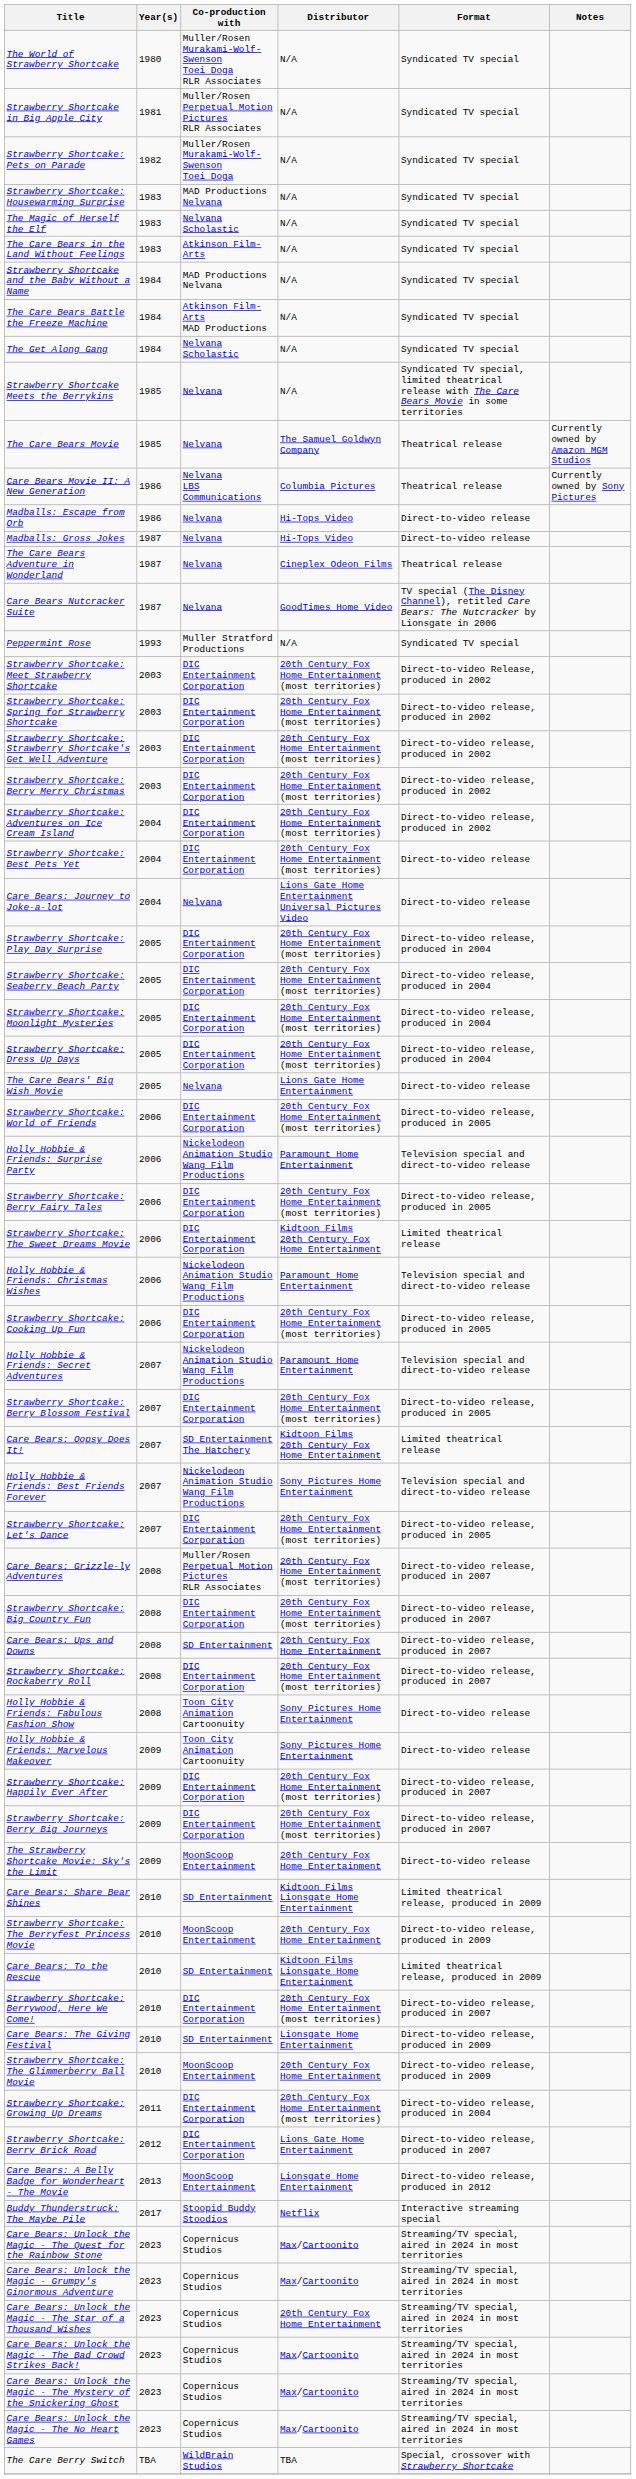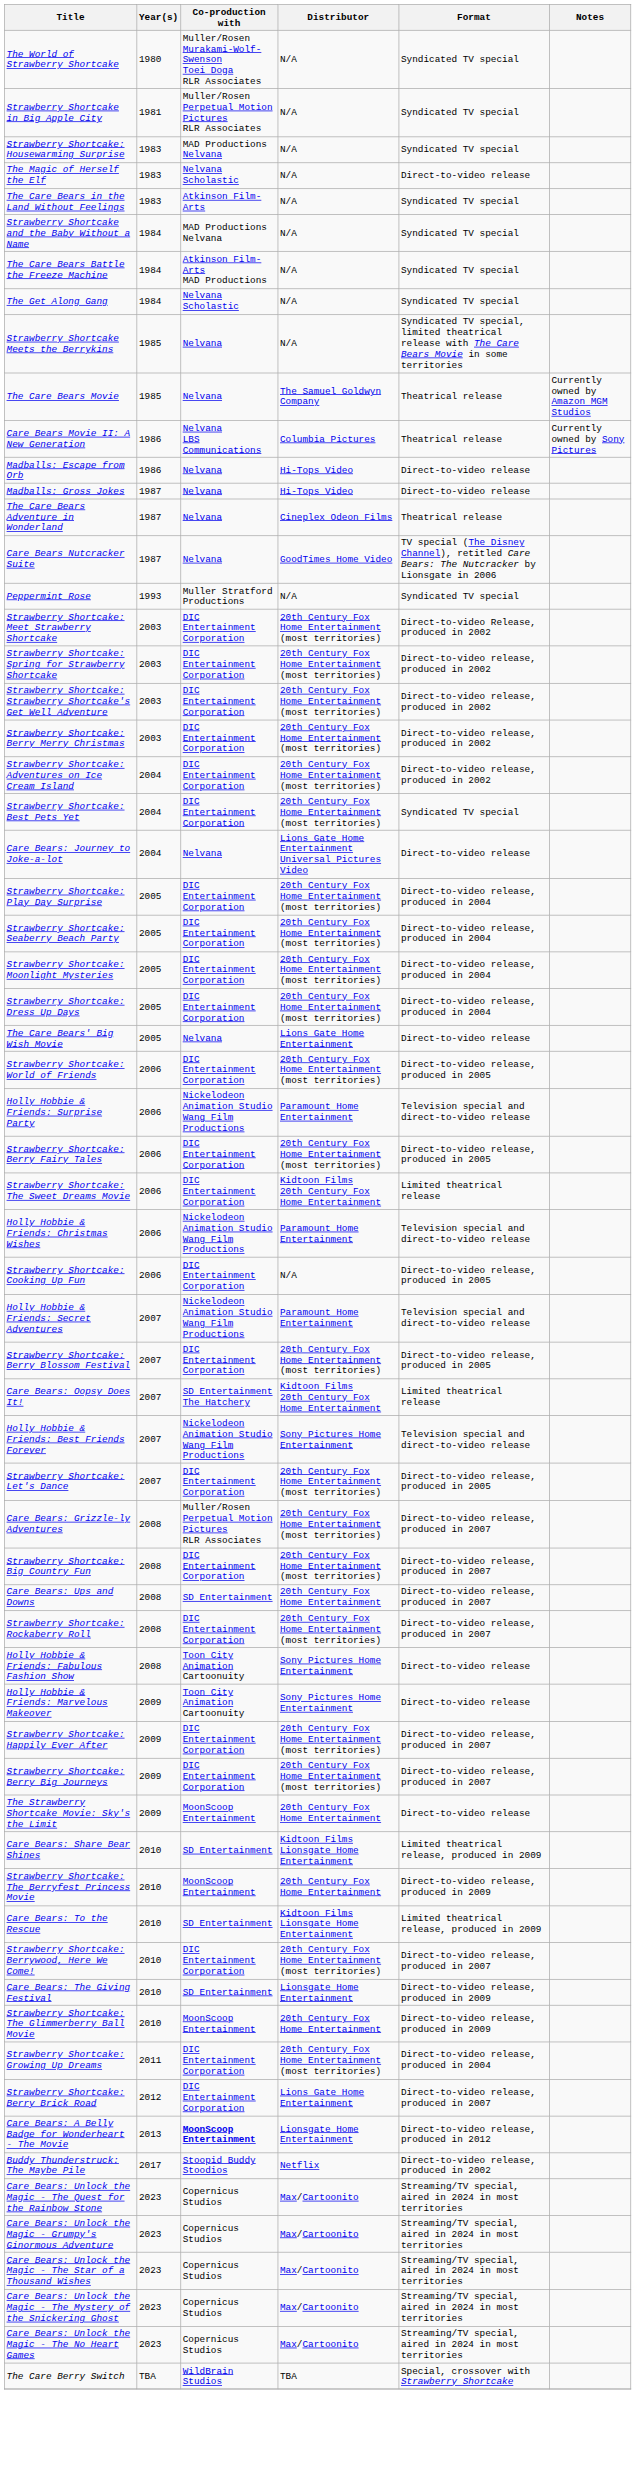- row: (66, 160)
(460, 223) Syndicated TV special -> (466, 176) Direct-to-video release
(466, 860) Direct-to-video release -> (460, 812) Syndicated TV special
(331, 1324) 20th Century Fox Home Entertainment (most territories) -> (288, 1276) N/A
(219, 2182) normal -> (219, 2134) bold
(460, 2213) Interactive streaming special -> (468, 2166) Direct-to-video release, produced in 2002
(331, 2319) 20th Century Fox Home Entertainment -> (319, 2271) Max/Cartoonito
- row: (68, 2355)
